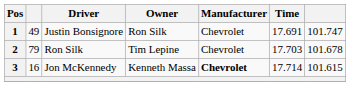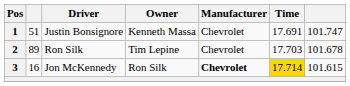(34, 31) 49 -> (34, 31) 51
(147, 31) Ron Silk -> (162, 31) Kenneth Massa
(34, 49) 79 -> (34, 49) 89
(162, 67) Kenneth Massa -> (147, 67) Ron Silk
(287, 67) no background -> (287, 67) gold background
